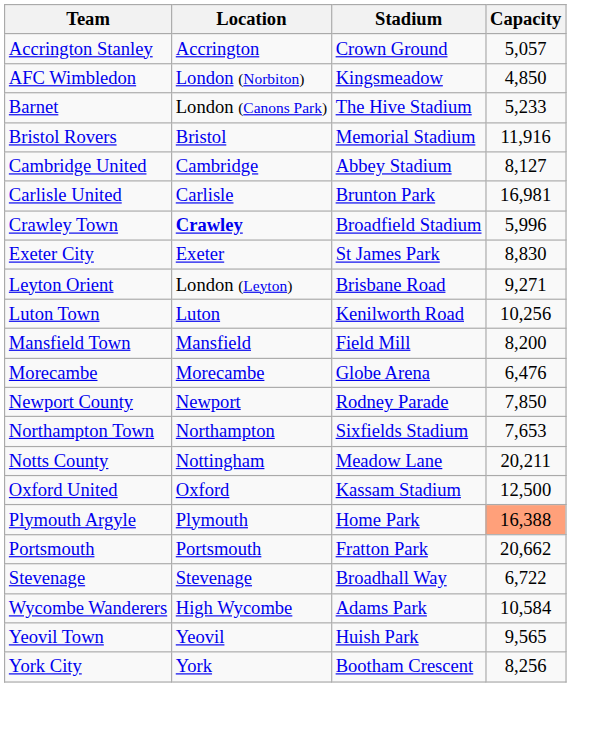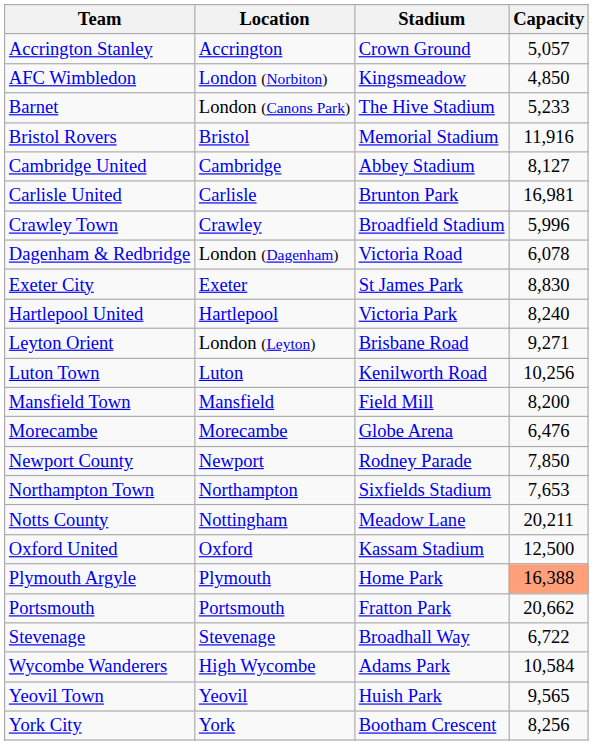(209, 225) bold -> (230, 225) normal
+ row: (100, 254)
+ row: (76, 313)
